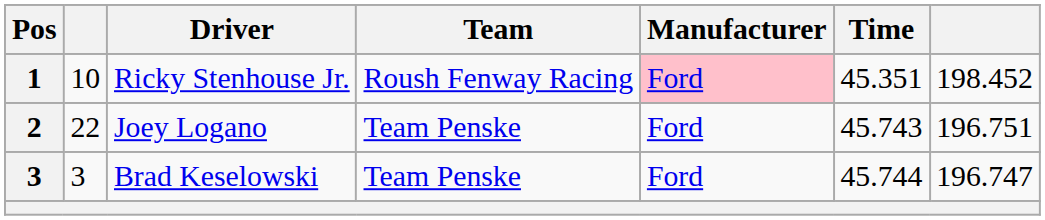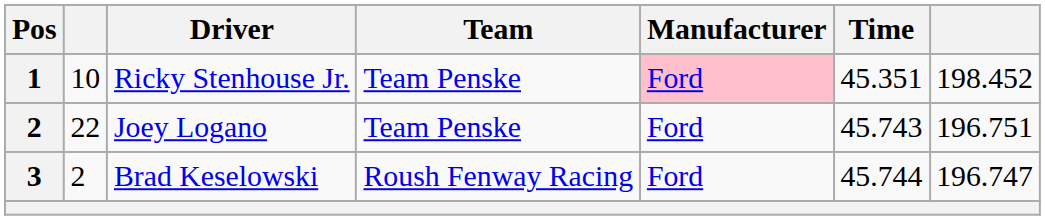(498, 78) Roush Fenway Racing -> (442, 78) Team Penske
(78, 176) 3 -> (78, 176) 2
(442, 176) Team Penske -> (498, 176) Roush Fenway Racing
